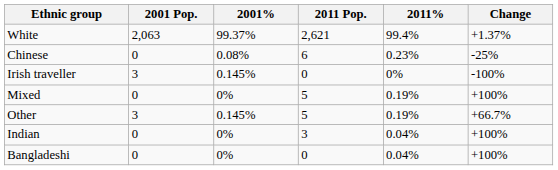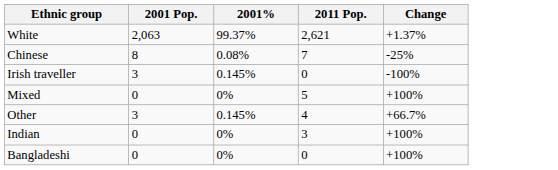- column: (426, 14)
(135, 54) 0 -> (135, 54) 8
(304, 54) 6 -> (304, 54) 7
(304, 114) 5 -> (304, 114) 4
